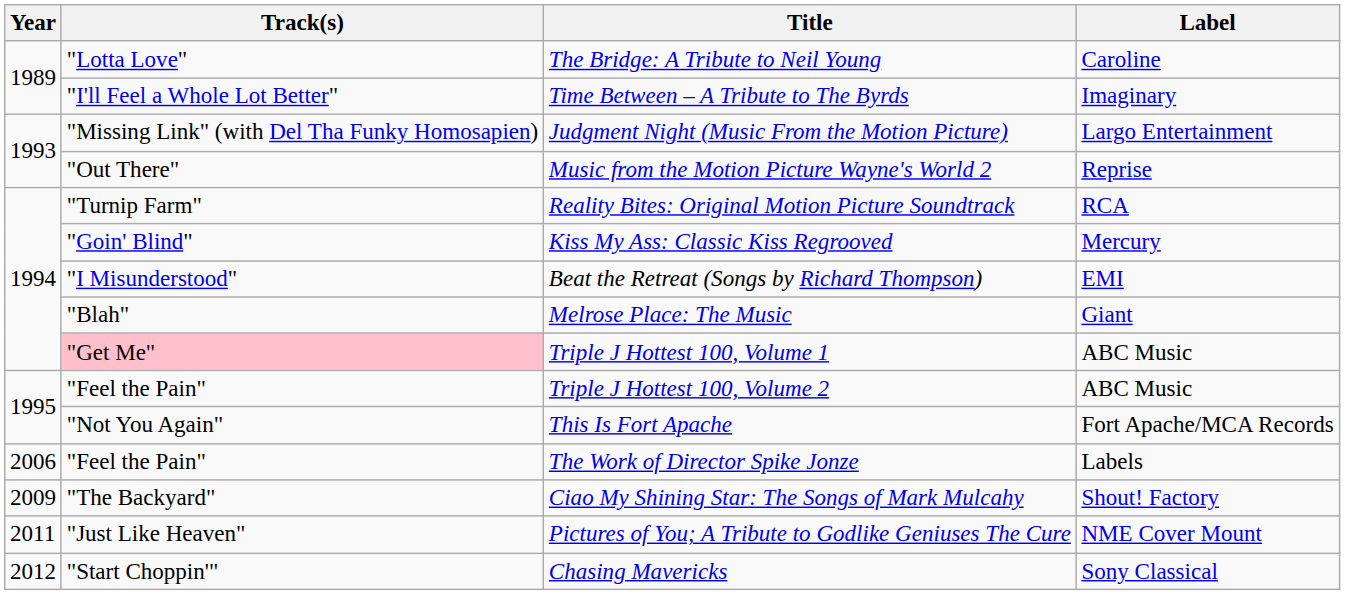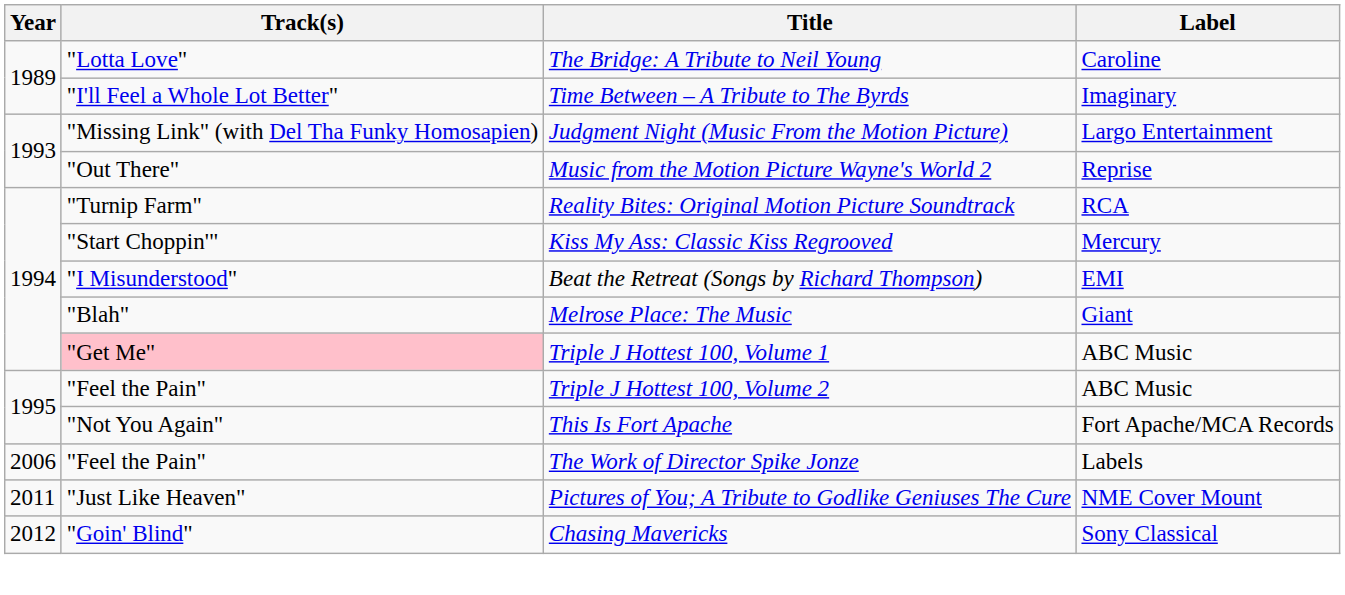(130, 242) "Goin' Blind" -> (143, 242) "Start Choppin'"
- row: (786, 497)
(143, 570) "Start Choppin'" -> (130, 534) "Goin' Blind"
